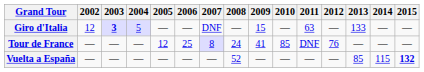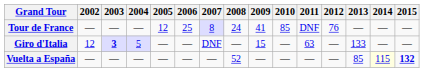rows swapped: (41, 28) <-> (41, 43)
(383, 59) no background -> (383, 59) lightyellow background
